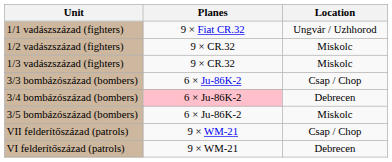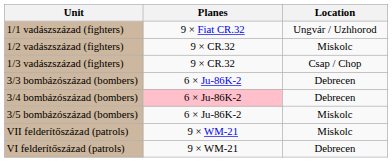(335, 64) Miskolc -> (335, 64) Csap / Chop
(335, 81) Csap / Chop -> (335, 81) Debrecen
(335, 132) Csap / Chop -> (335, 132) Miskolc
